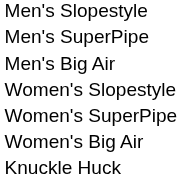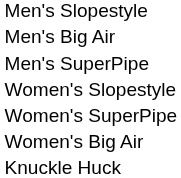rows swapped: (77, 37) <-> (60, 63)
